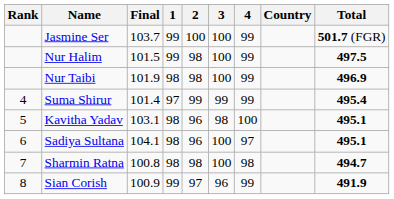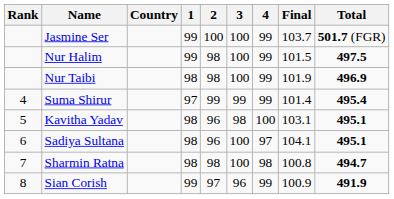columns swapped: (288, 15) <-> (145, 15)
